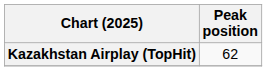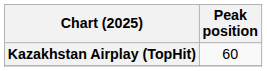(230, 54) 62 -> (230, 54) 60
